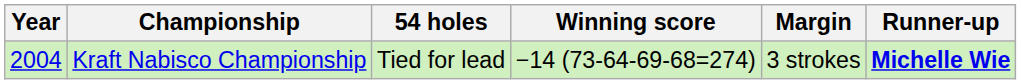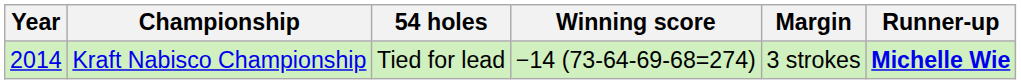(36, 59) 2004 -> (36, 59) 2014
